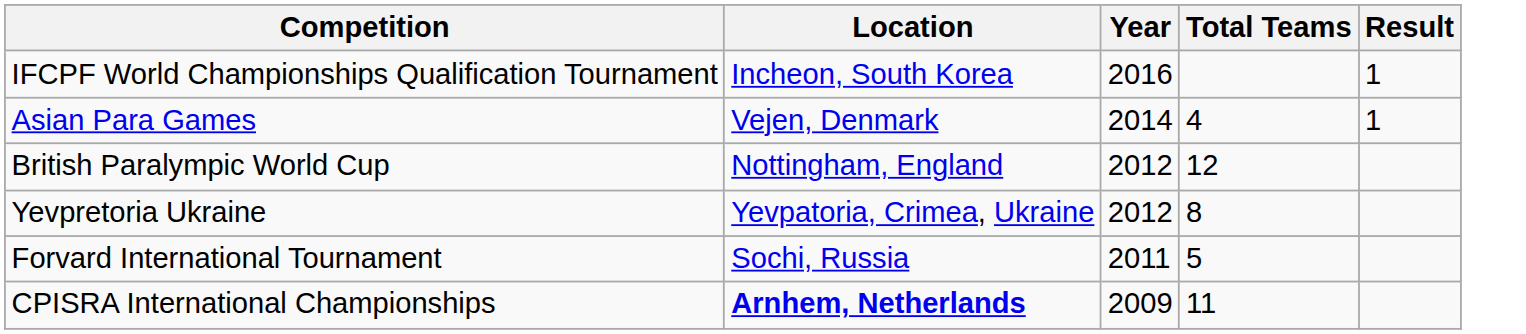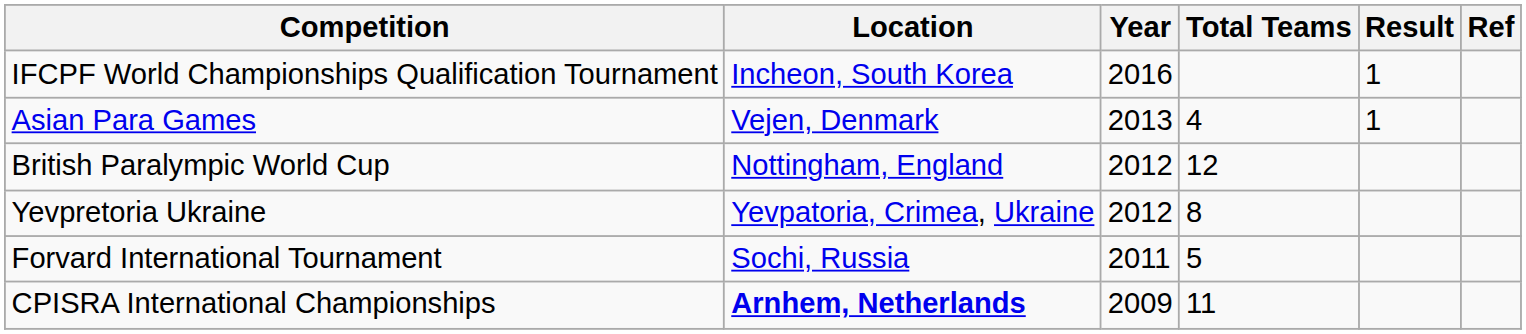+ column: (1491, 27)
(1140, 119) 2014 -> (1140, 119) 2013
